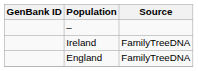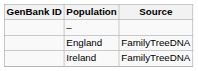rows swapped: (81, 43) <-> (84, 58)
